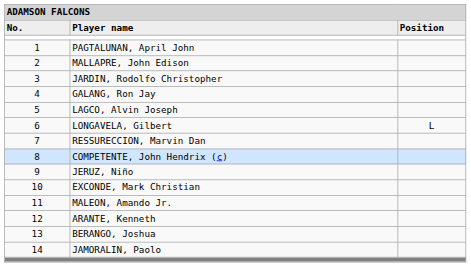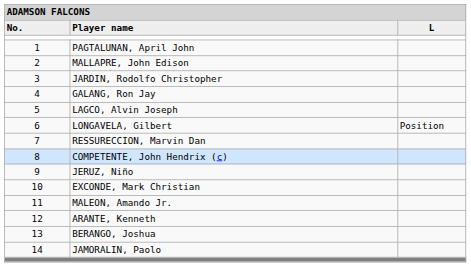(422, 27) Position -> (432, 27) L
(432, 125) L -> (422, 125) Position
